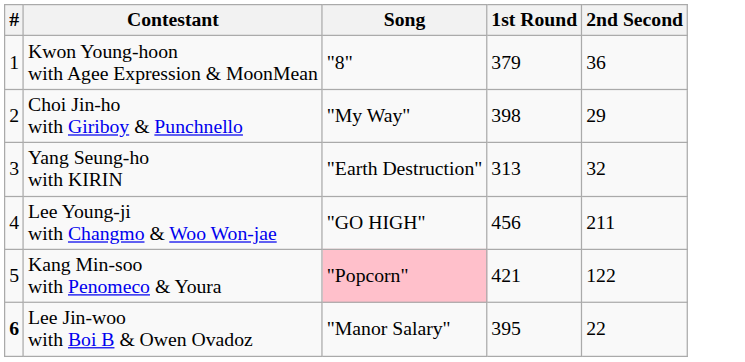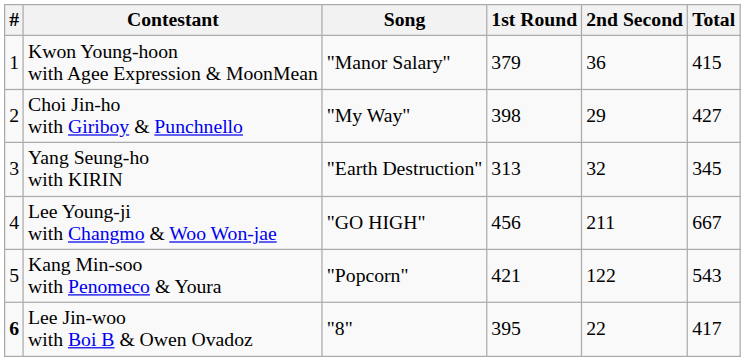+ column: (714, 20)
(340, 62) "8" -> (389, 62) "Manor Salary"
(368, 275) pink background -> (368, 275) no background
(389, 329) "Manor Salary" -> (340, 329) "8"
